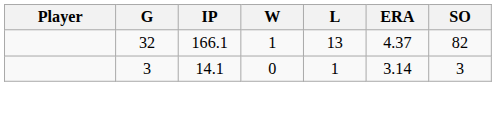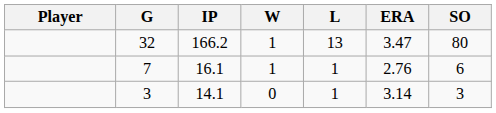(210, 42) 166.1 -> (210, 42) 166.2
(397, 42) 4.37 -> (397, 42) 3.47
(460, 42) 82 -> (460, 42) 80
+ row: (147, 68)
